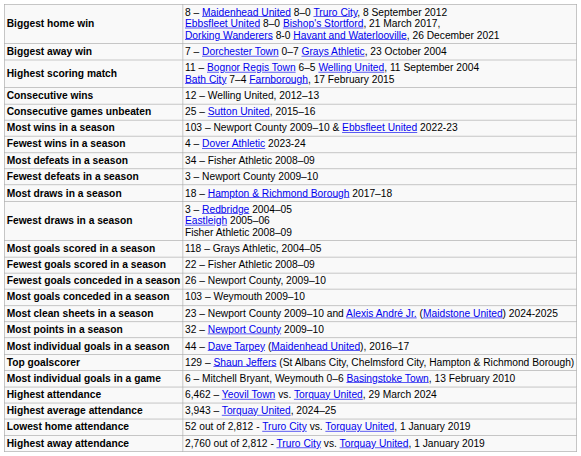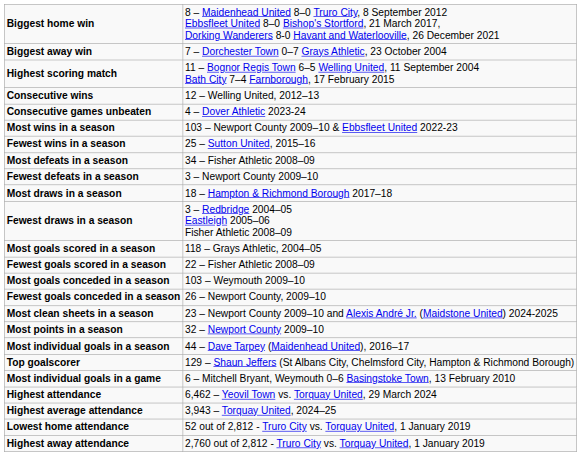(250, 112) 25 – Sutton United, 2015–16 -> (245, 112) 4 – Dover Athletic 2023-24
(245, 144) 4 – Dover Athletic 2023-24 -> (250, 144) 25 – Sutton United, 2015–16
rows swapped: (88, 297) <-> (93, 281)
